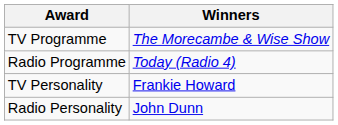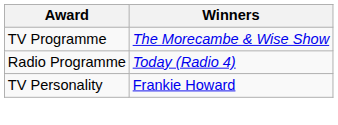- row: (65, 108)
